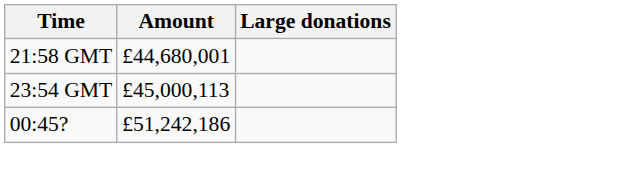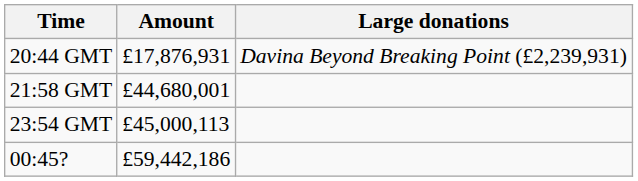+ row: (61, 55)
(176, 124) £51,242,186 -> (176, 158) £59,442,186
